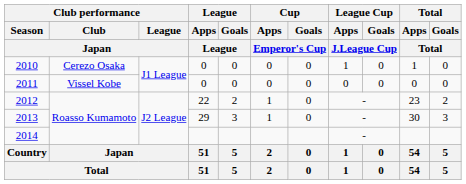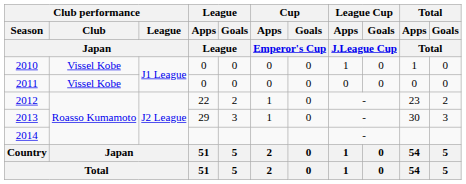(94, 65) Cerezo Osaka -> (94, 65) Vissel Kobe
